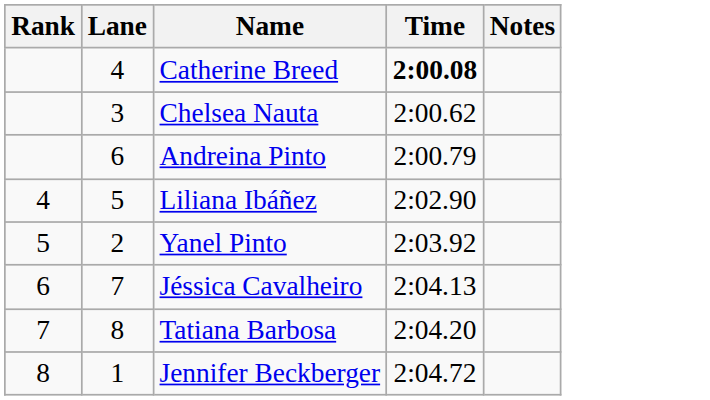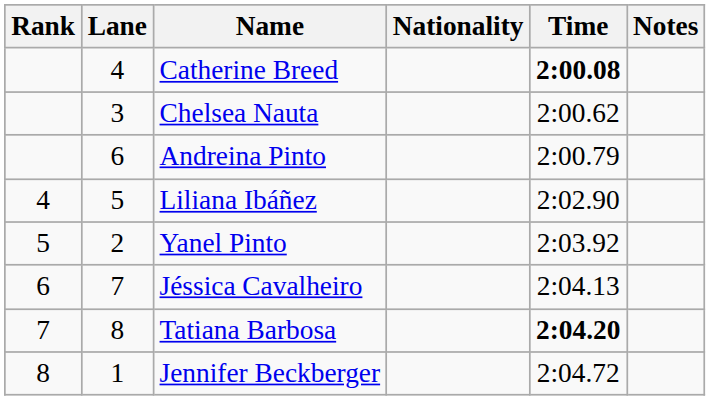+ column: (458, 26)
(435, 329) normal -> (578, 329) bold
